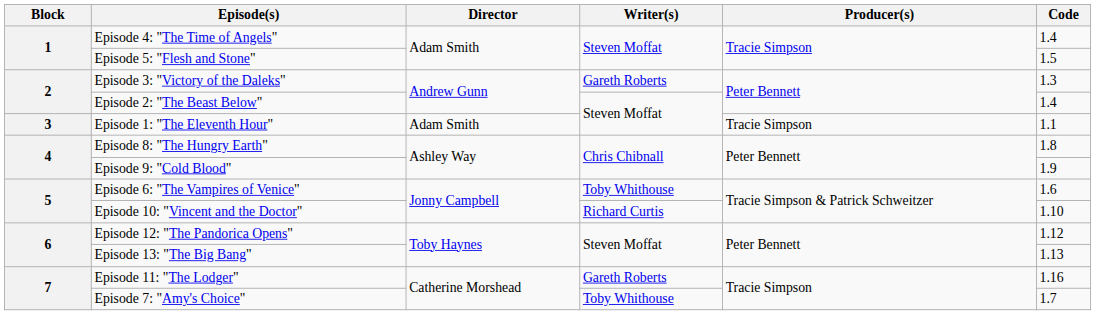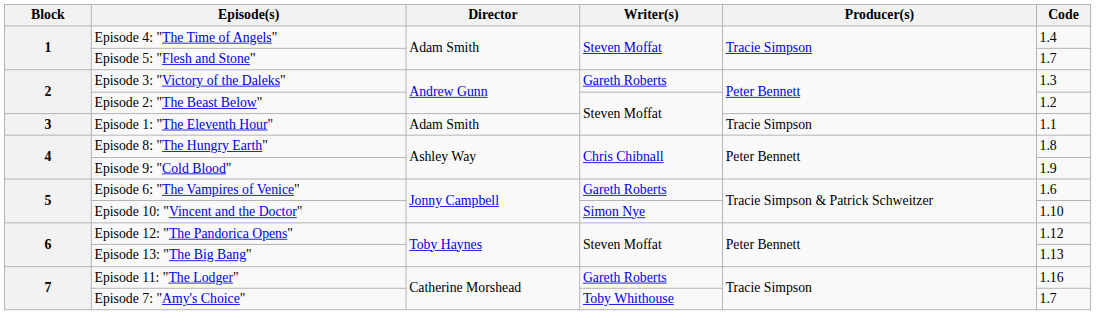(1048, 59) 1.5 -> (1048, 59) 1.7
(1048, 102) 1.4 -> (1048, 102) 1.2
(628, 189) Toby Whithouse -> (625, 189) Gareth Roberts
(623, 211) Richard Curtis -> (614, 211) Simon Nye
